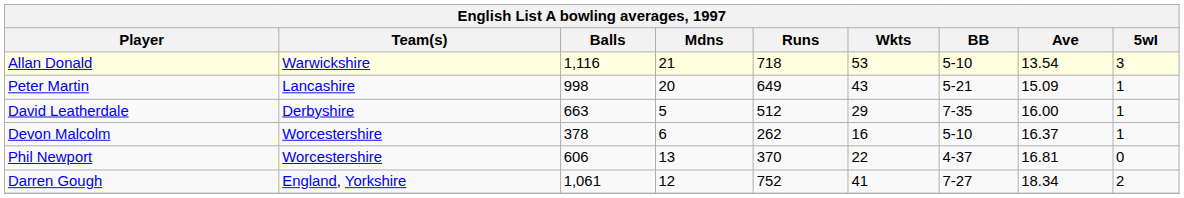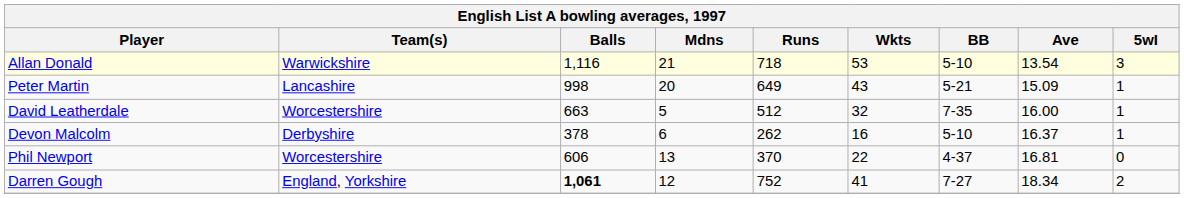(318, 110) Derbyshire -> (332, 110) Worcestershire
(860, 110) 29 -> (860, 110) 32
(332, 134) Worcestershire -> (318, 134) Derbyshire
(582, 181) normal -> (582, 181) bold
